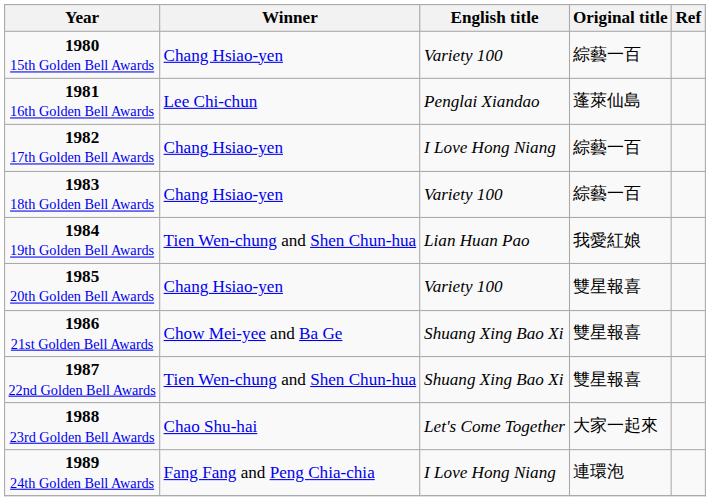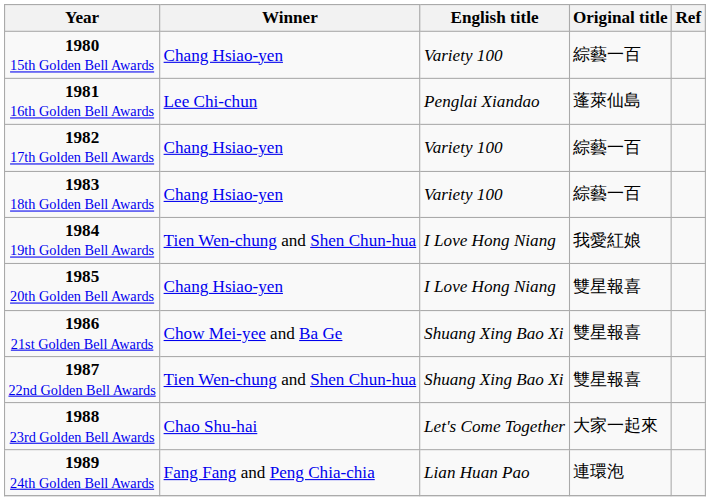(490, 147) I Love Hong Niang -> (463, 147) Variety 100
(477, 240) Lian Huan Pao -> (490, 240) I Love Hong Niang
(463, 286) Variety 100 -> (490, 286) I Love Hong Niang
(490, 472) I Love Hong Niang -> (477, 472) Lian Huan Pao
